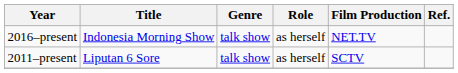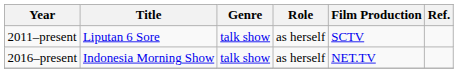rows swapped: (42, 36) <-> (42, 57)
